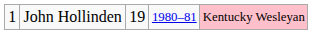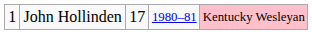(137, 17) 19 -> (137, 17) 17
